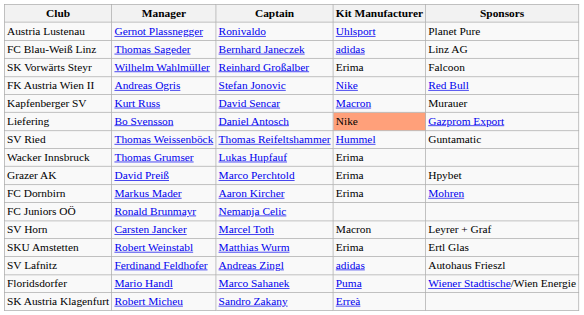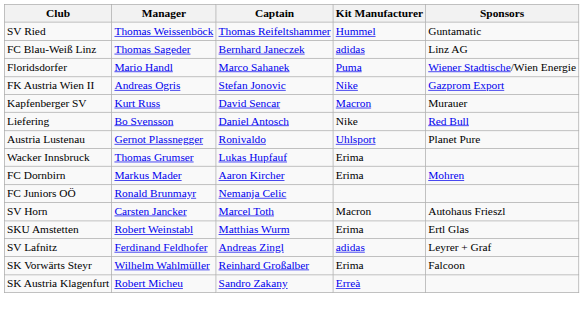rows swapped: (46, 31) <-> (26, 139)
rows swapped: (37, 283) <-> (49, 67)
(449, 85) Red Bull -> (466, 85) Gazprom Export
(347, 121) lightsalmon background -> (347, 121) no background
(466, 121) Gazprom Export -> (449, 121) Red Bull
- row: (32, 175)
(460, 229) Leyrer + Graf -> (467, 211) Autohaus Frieszl
(467, 265) Autohaus Frieszl -> (460, 247) Leyrer + Graf
